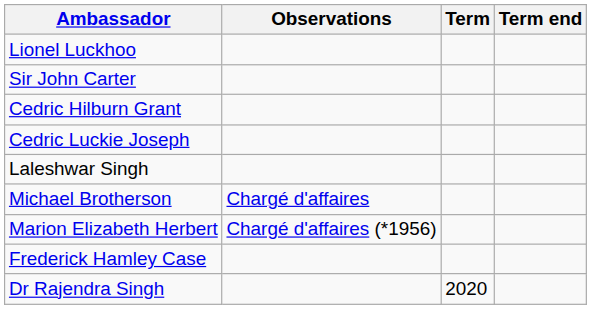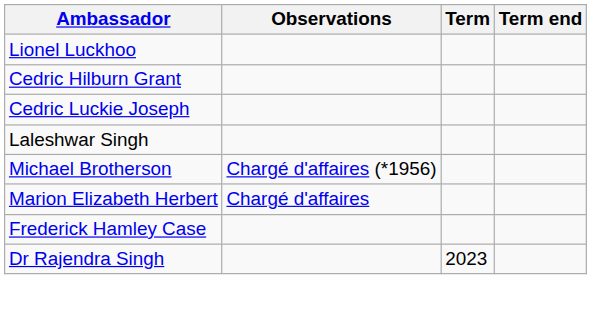- row: (72, 79)
(298, 199) Chargé d'affaires -> (331, 169) Chargé d'affaires (*1956)
(331, 229) Chargé d'affaires (*1956) -> (298, 199) Chargé d'affaires
(466, 288) 2020 -> (466, 259) 2023
